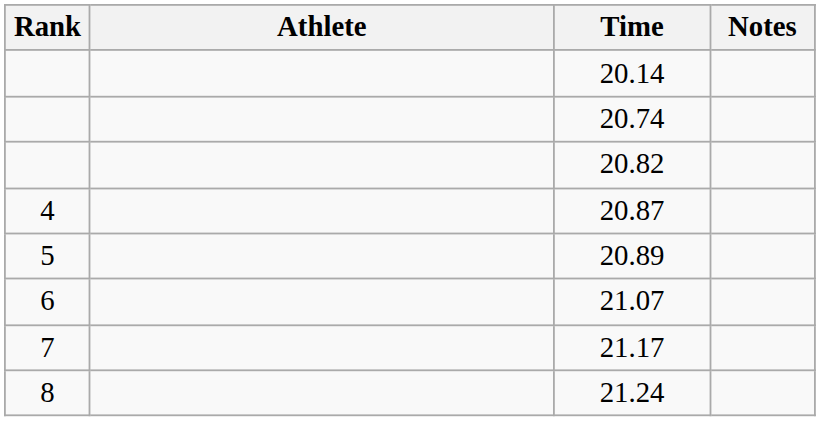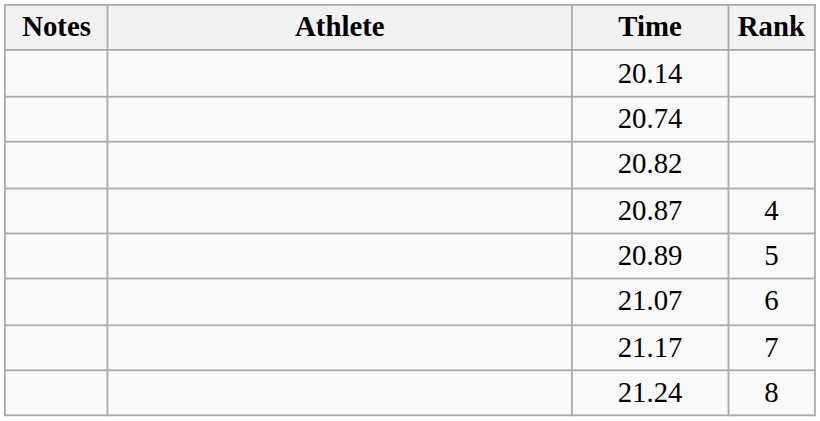columns swapped: (48, 27) <-> (762, 27)
